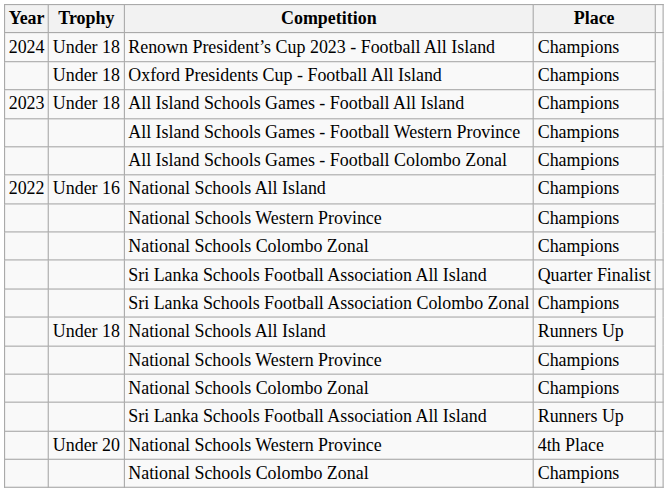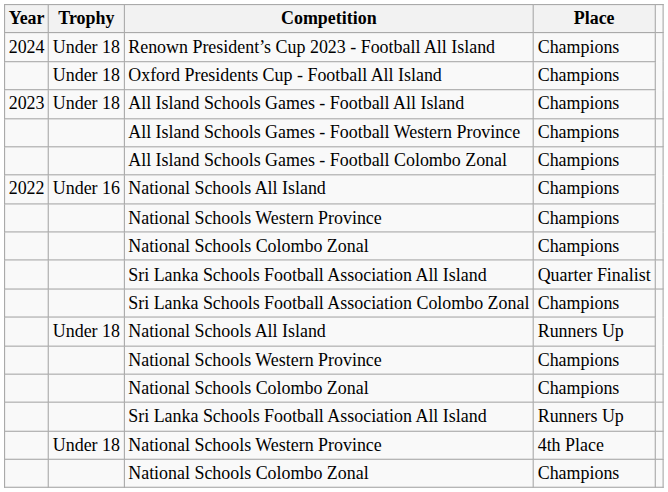(86, 445) Under 20 -> (86, 445) Under 18
